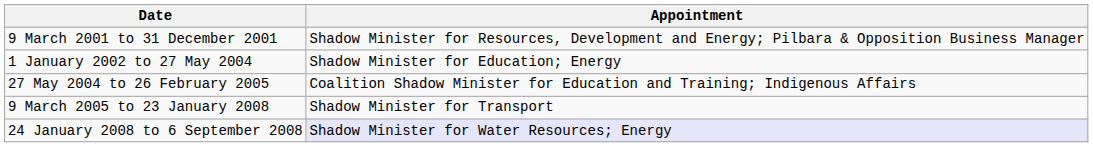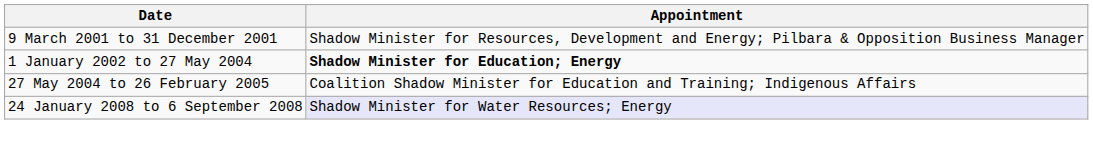(465, 62) normal -> (465, 62) bold
- row: (138, 108)
